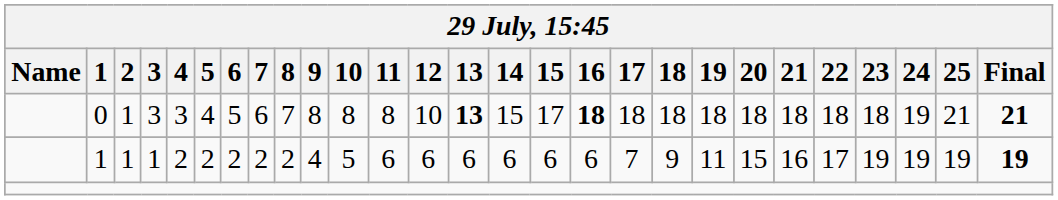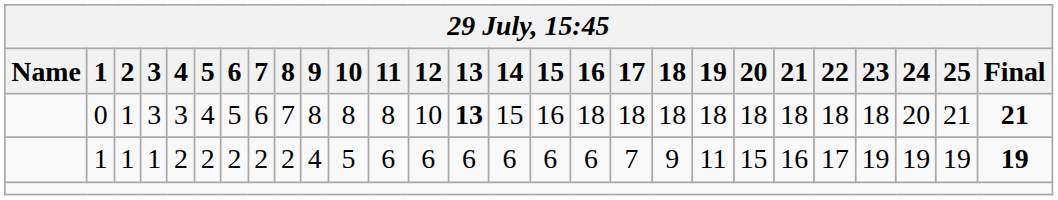(550, 114) 17 -> (550, 114) 16
(591, 114) bold -> (591, 114) normal
(916, 114) 19 -> (916, 114) 20
